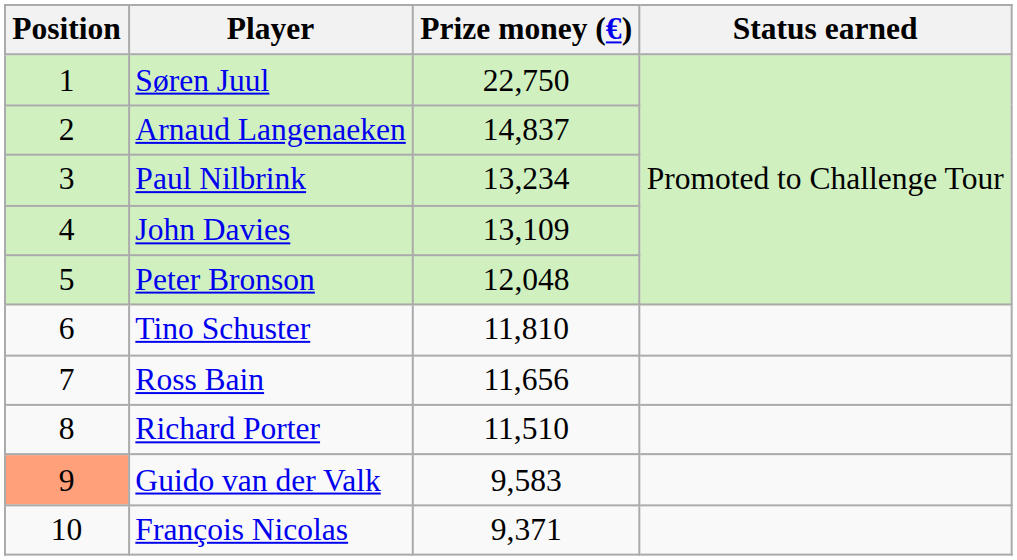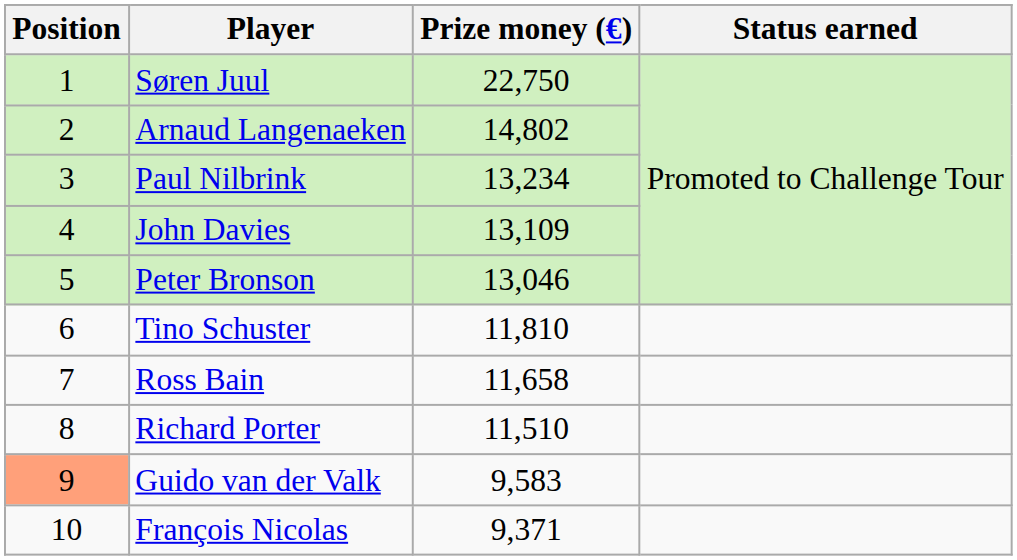(526, 129) 14,837 -> (526, 129) 14,802
(526, 279) 12,048 -> (526, 279) 13,046
(526, 379) 11,656 -> (526, 379) 11,658
